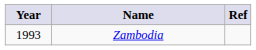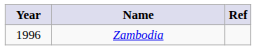(28, 35) 1993 -> (28, 35) 1996
